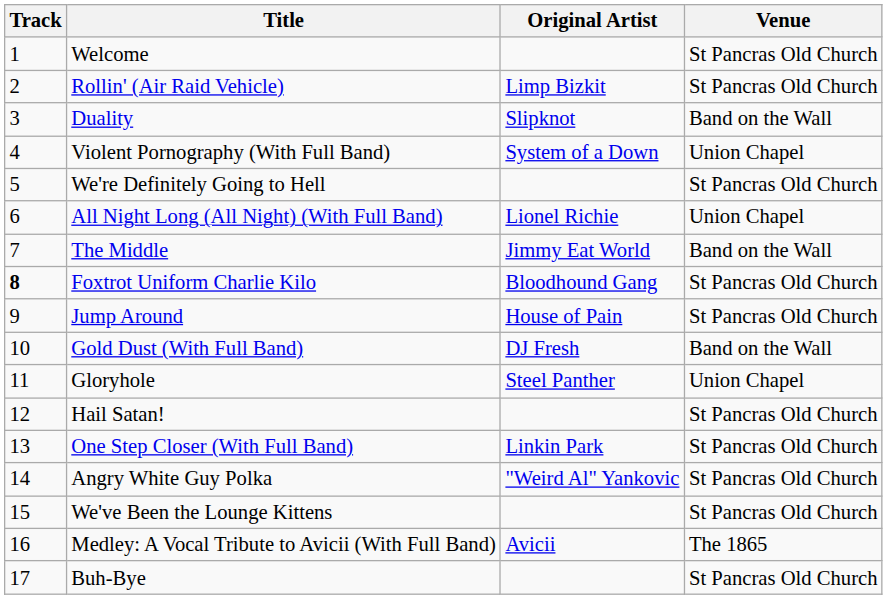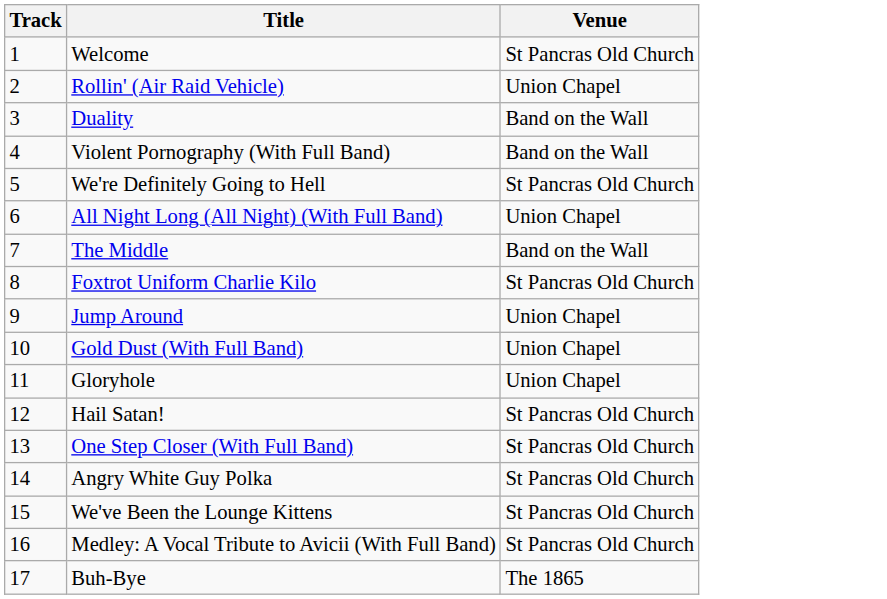- column: (592, 20)
(783, 86) St Pancras Old Church -> (563, 86) Union Chapel
(747, 151) Union Chapel -> (577, 151) Band on the Wall
(15, 282) bold -> (15, 282) normal
(783, 315) St Pancras Old Church -> (563, 315) Union Chapel
(760, 348) Band on the Wall -> (563, 348) Union Chapel
(728, 544) The 1865 -> (600, 544) St Pancras Old Church
(783, 577) St Pancras Old Church -> (545, 577) The 1865
